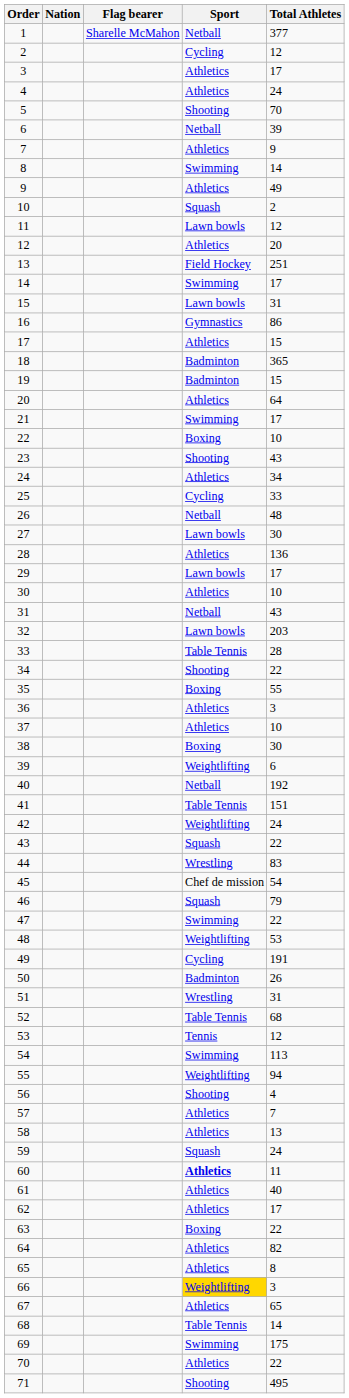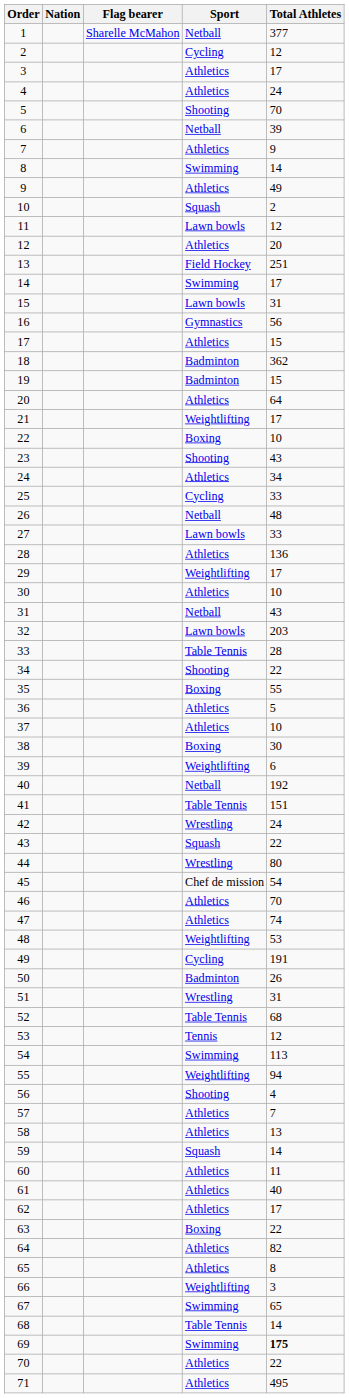(276, 322) 86 -> (276, 322) 56
(279, 361) 365 -> (279, 361) 362
(212, 419) Swimming -> (217, 419) Weightlifting
(276, 534) 30 -> (276, 534) 33
(215, 573) Lawn bowls -> (217, 573) Weightlifting
(273, 708) 3 -> (273, 708) 5
(217, 824) Weightlifting -> (209, 824) Wrestling
(276, 862) 83 -> (276, 862) 80
(203, 901) Squash -> (207, 901) Athletics
(276, 901) 79 -> (276, 901) 70
(212, 920) Swimming -> (207, 920) Athletics
(276, 920) 22 -> (276, 920) 74
(276, 1151) 24 -> (276, 1151) 14
(208, 1171) bold -> (207, 1171) normal
(217, 1286) gold background -> (217, 1286) no background
(207, 1306) Athletics -> (212, 1306) Swimming
(279, 1344) normal -> (279, 1344) bold
(207, 1383) Shooting -> (207, 1383) Athletics
